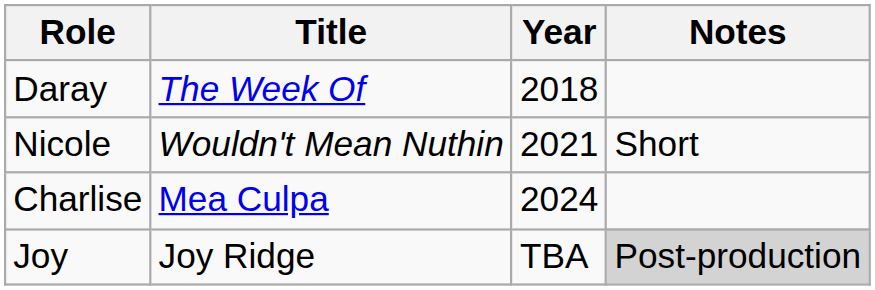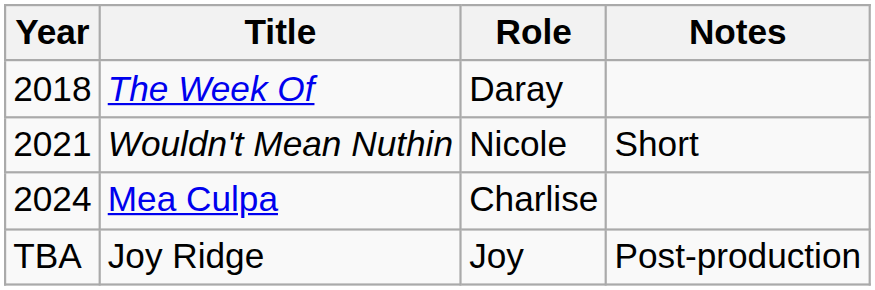columns swapped: (559, 32) <-> (78, 32)
(738, 255) lightgrey background -> (738, 255) no background
